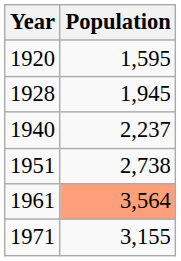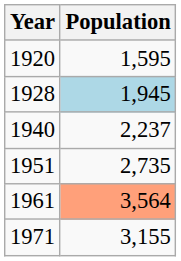(145, 93) no background -> (145, 93) lightblue background
(145, 165) 2,738 -> (145, 165) 2,735
